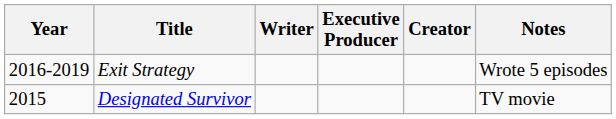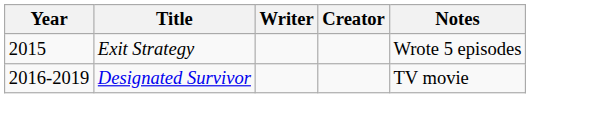- column: (361, 29)
(49, 69) 2016-2019 -> (27, 48) 2015
(27, 98) 2015 -> (49, 78) 2016-2019
